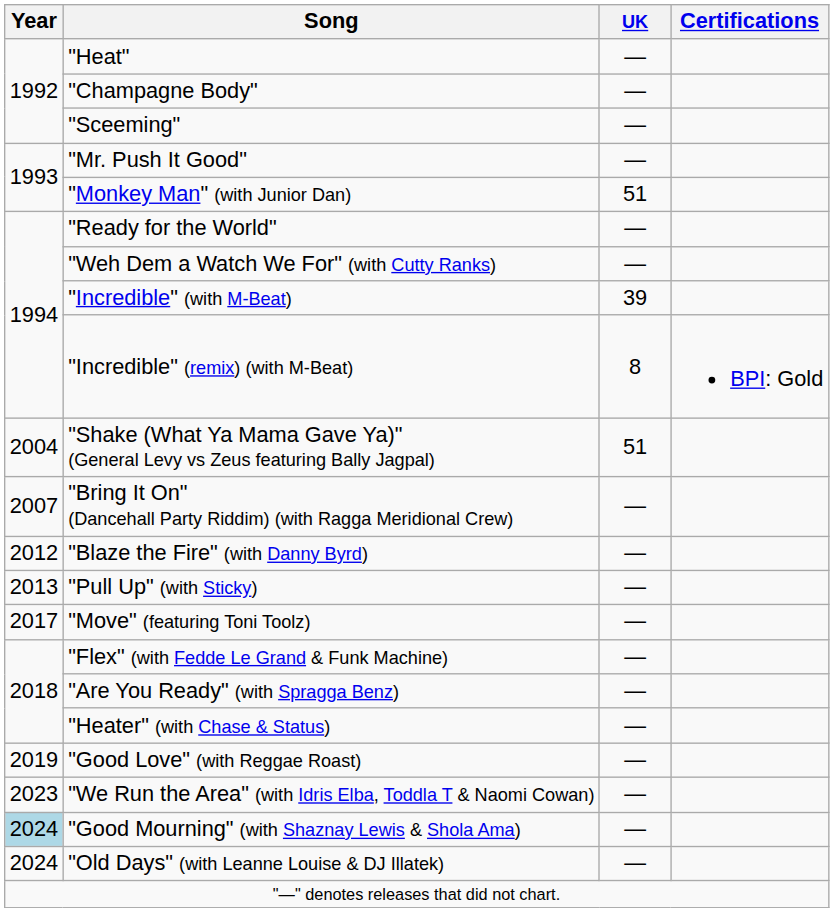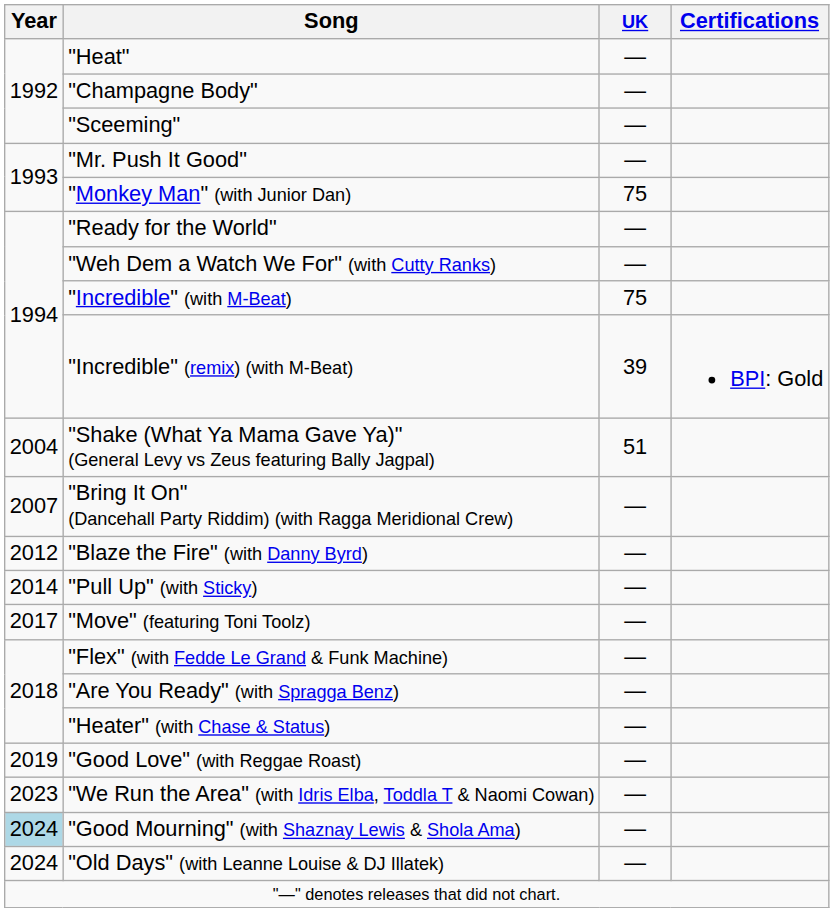(635, 194) 51 -> (635, 194) 75
(635, 297) 39 -> (635, 297) 75
(635, 366) 8 -> (635, 366) 39
(34, 587) 2013 -> (34, 587) 2014
